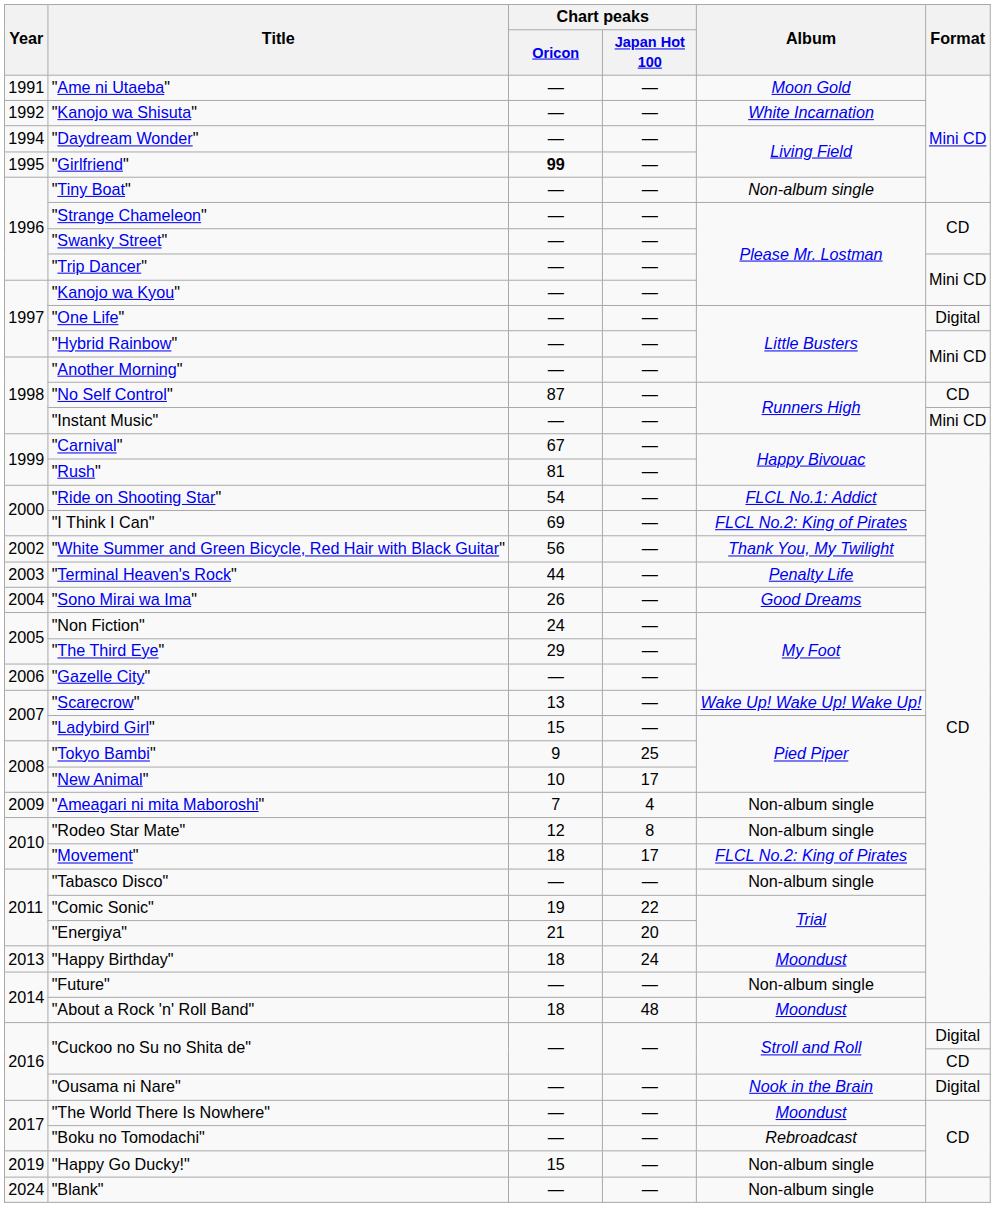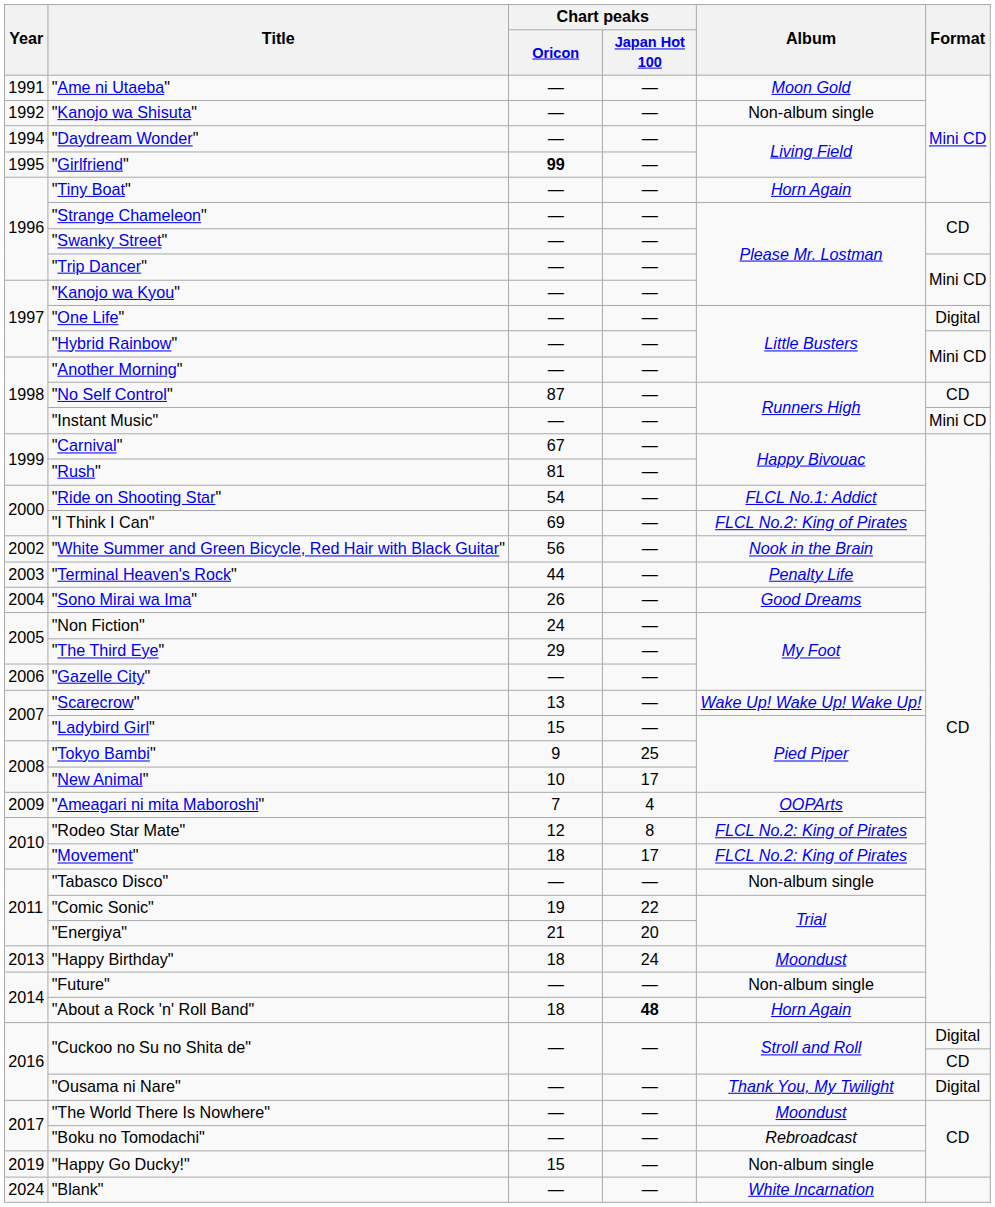(811, 113) White Incarnation -> (811, 113) Non-album single
(811, 190) Non-album single -> (811, 190) Horn Again
(811, 548) Thank You, My Twilight -> (811, 548) Nook in the Brain
(811, 805) Non-album single -> (811, 805) OOPArts
(811, 830) Non-album single -> (811, 830) FLCL No.2: King of Pirates
(650, 1010) normal -> (650, 1010) bold
(811, 1010) Moondust -> (811, 1010) Horn Again
(811, 1087) Nook in the Brain -> (811, 1087) Thank You, My Twilight
(811, 1189) Non-album single -> (811, 1189) White Incarnation
